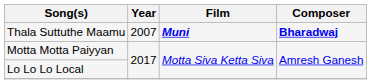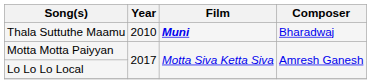(144, 32) 2007 -> (144, 32) 2010
(309, 32) bold -> (307, 32) normal
